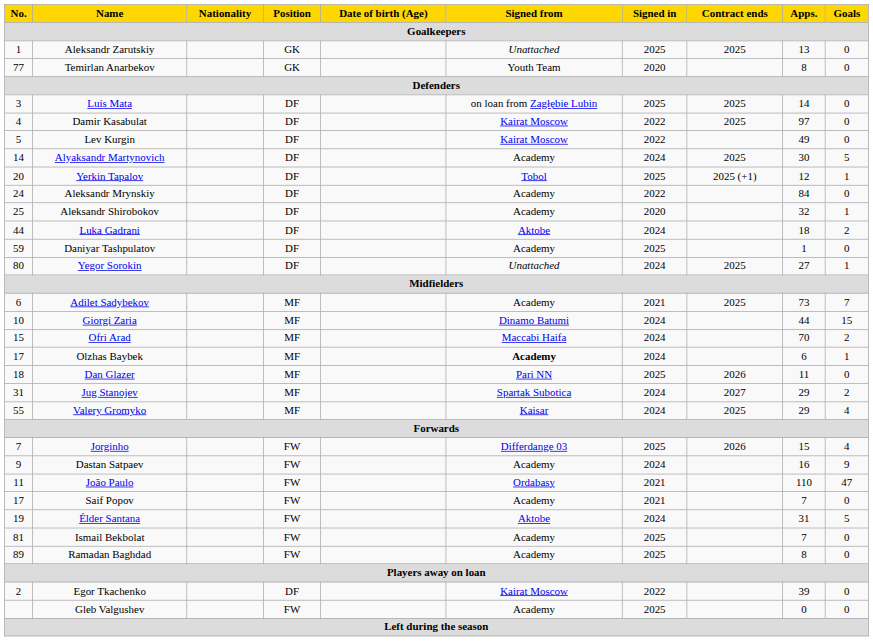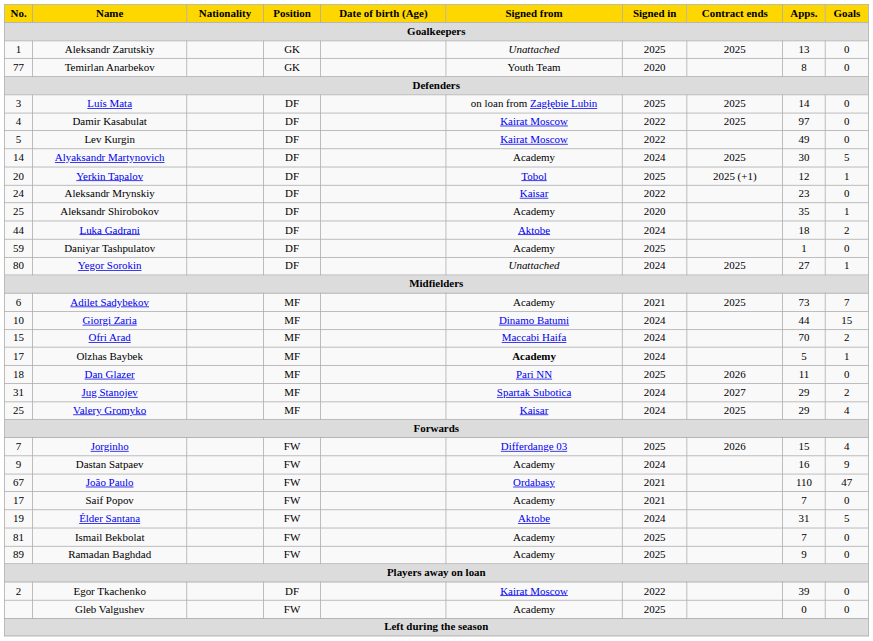(534, 194) Academy -> (534, 194) Kaisar
(804, 194) 84 -> (804, 194) 23
(804, 212) 32 -> (804, 212) 35
(804, 356) 6 -> (804, 356) 5
(19, 411) 55 -> (19, 411) 25
(19, 483) 11 -> (19, 483) 67
(804, 555) 8 -> (804, 555) 9
